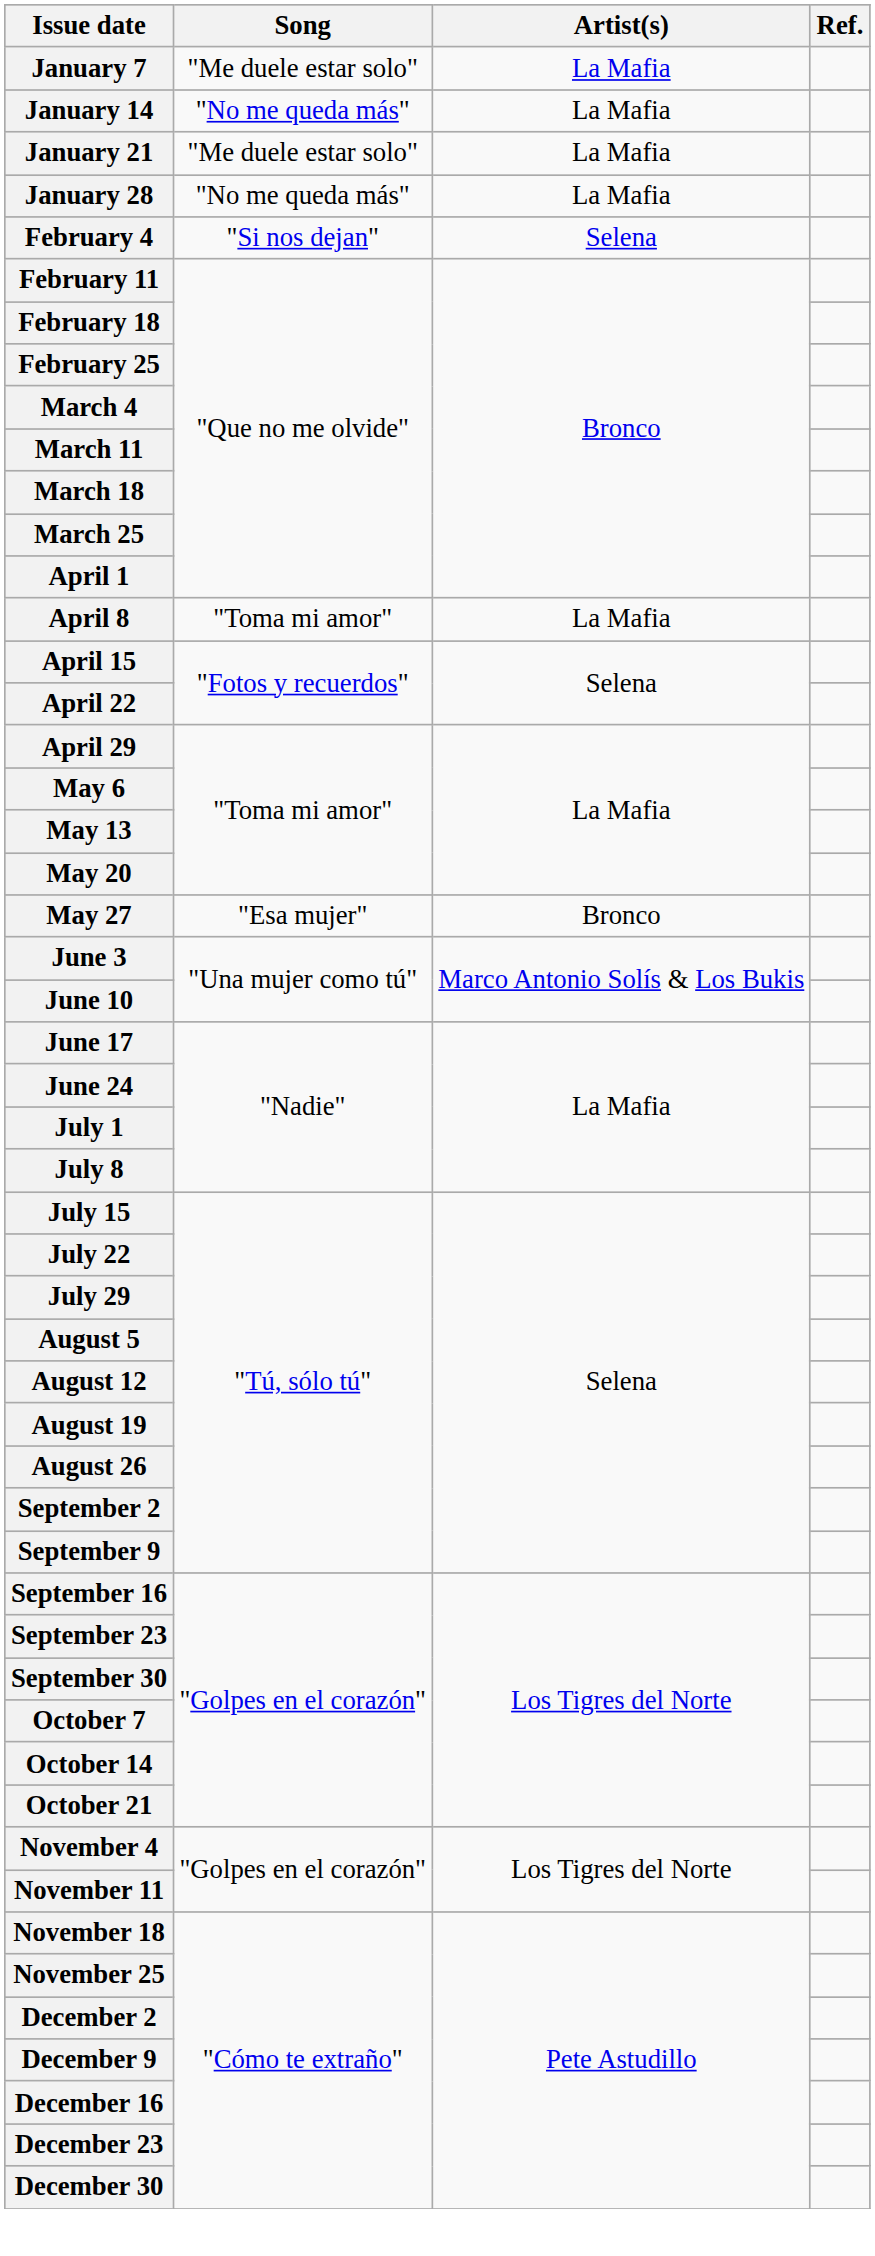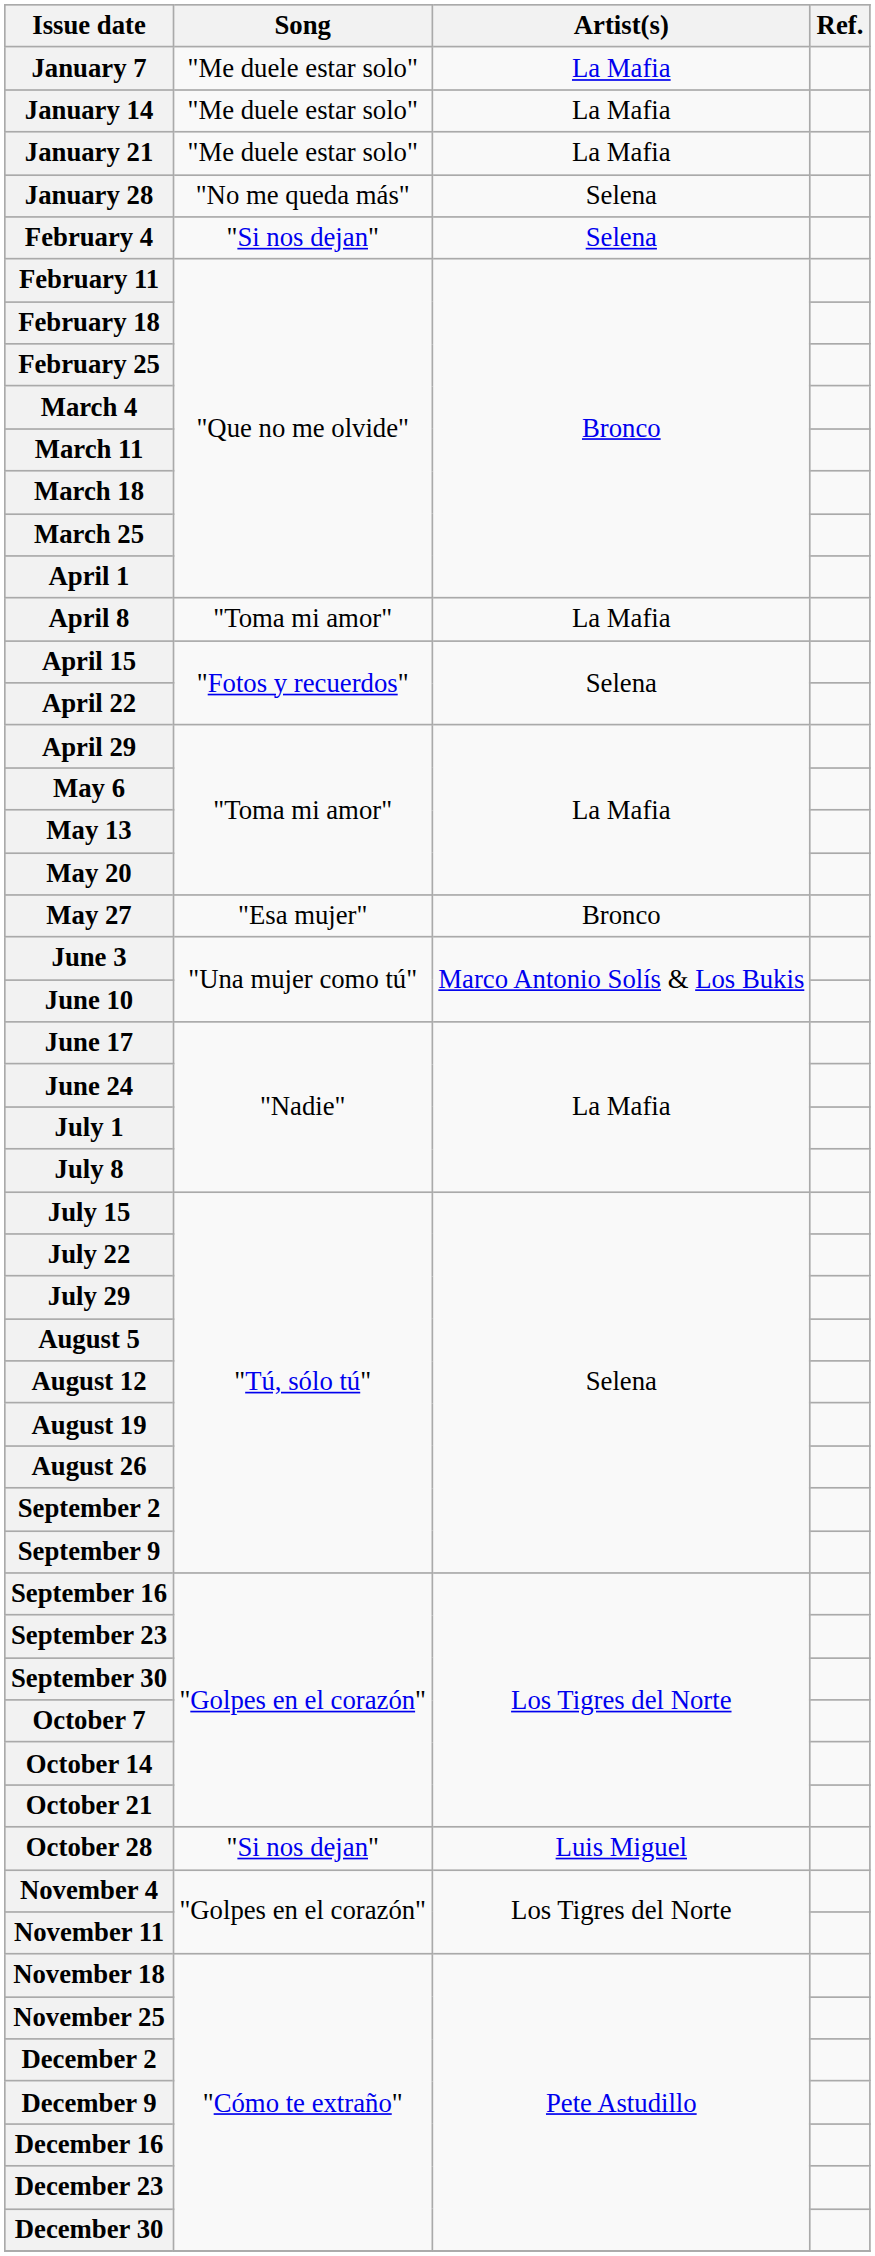(303, 110) "No me queda más" -> (303, 110) "Me duele estar solo"
(621, 195) La Mafia -> (621, 195) Selena
+ row: (89, 1847)
